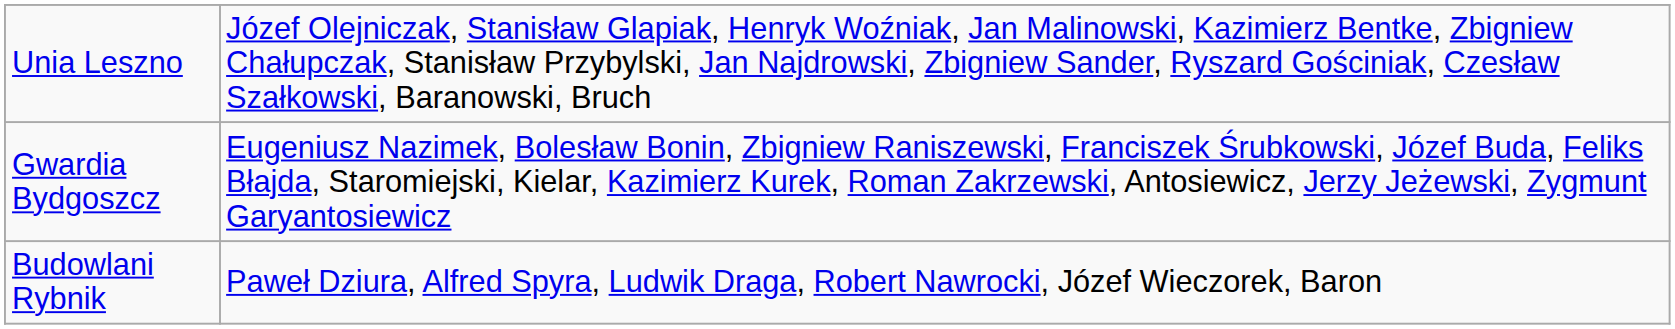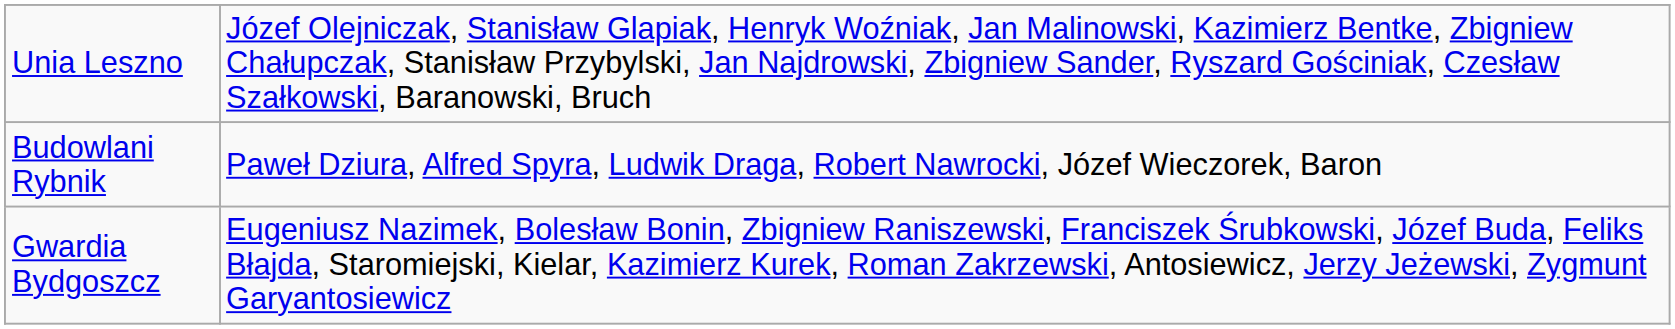rows swapped: (86, 181) <-> (83, 281)
